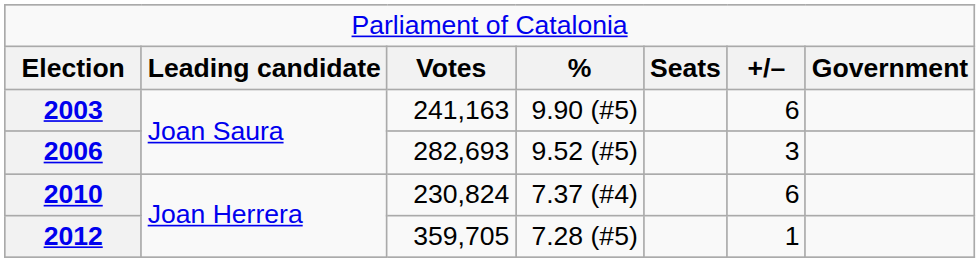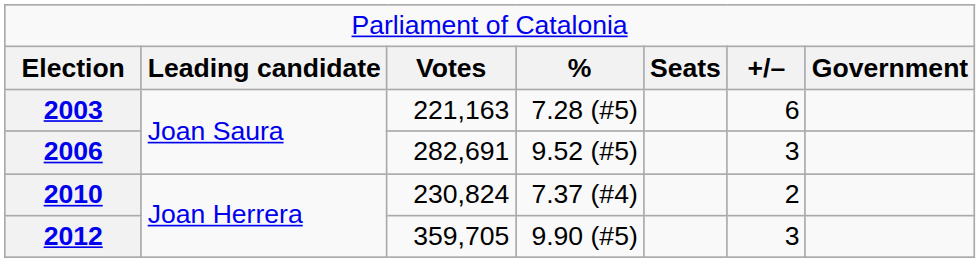(461, 109) 241,163 -> (461, 109) 221,163
(585, 109) 9.90 (#5) -> (585, 109) 7.28 (#5)
(461, 151) 282,693 -> (461, 151) 282,691
(792, 194) 6 -> (792, 194) 2
(585, 236) 7.28 (#5) -> (585, 236) 9.90 (#5)
(792, 236) 1 -> (792, 236) 3
